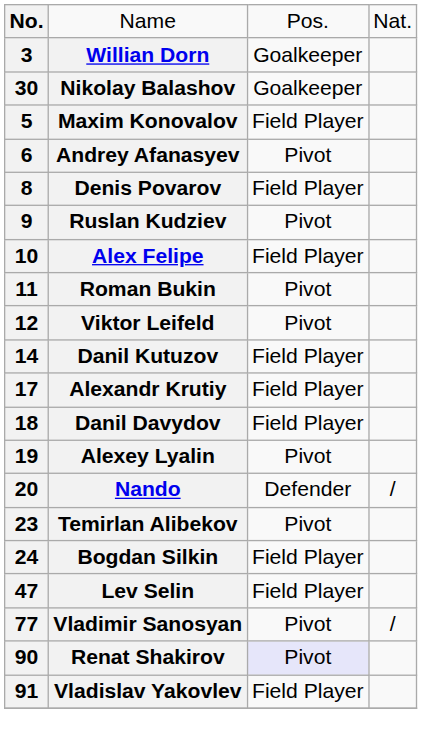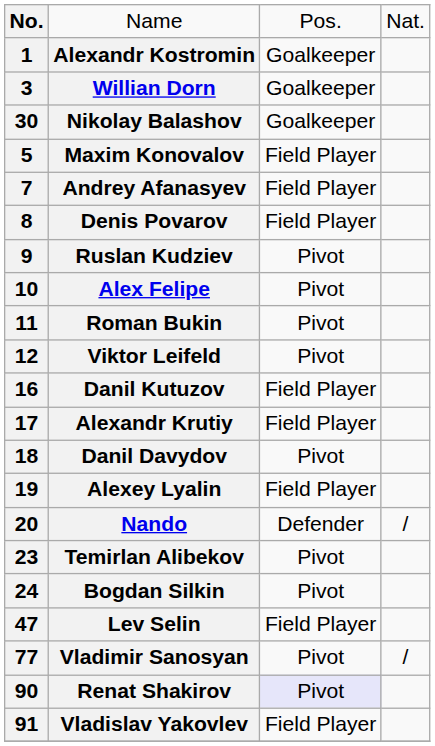+ row: (154, 54)
(27, 155) 6 -> (27, 188) 7
(308, 155) Pivot -> (321, 188) Field Player
(308, 255) Field Player -> (321, 289) Pivot
(27, 356) 14 -> (27, 389) 16
(308, 423) Field Player -> (321, 456) Pivot
(308, 456) Pivot -> (321, 490) Field Player
(308, 557) Field Player -> (321, 590) Pivot
